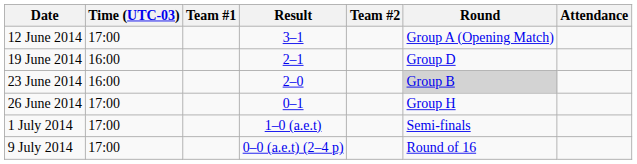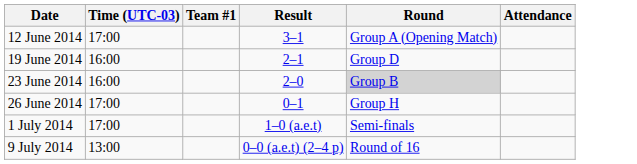- column: (375, 15)
(104, 147) 17:00 -> (104, 147) 13:00
